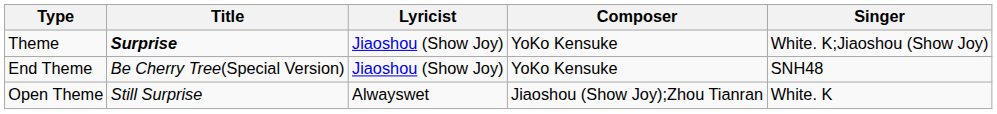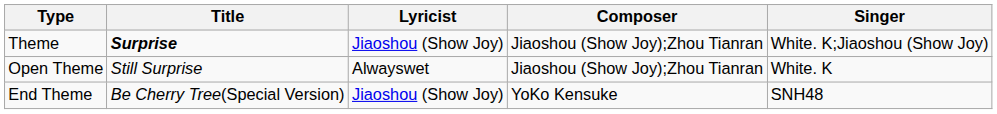(564, 43) YoKo Kensuke -> (637, 43) Jiaoshou (Show Joy);Zhou Tianran
rows swapped: (56, 95) <-> (50, 69)
